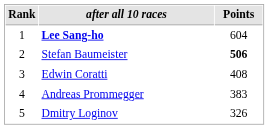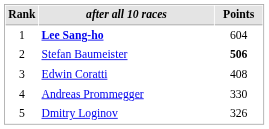(239, 94) 383 -> (239, 94) 330
